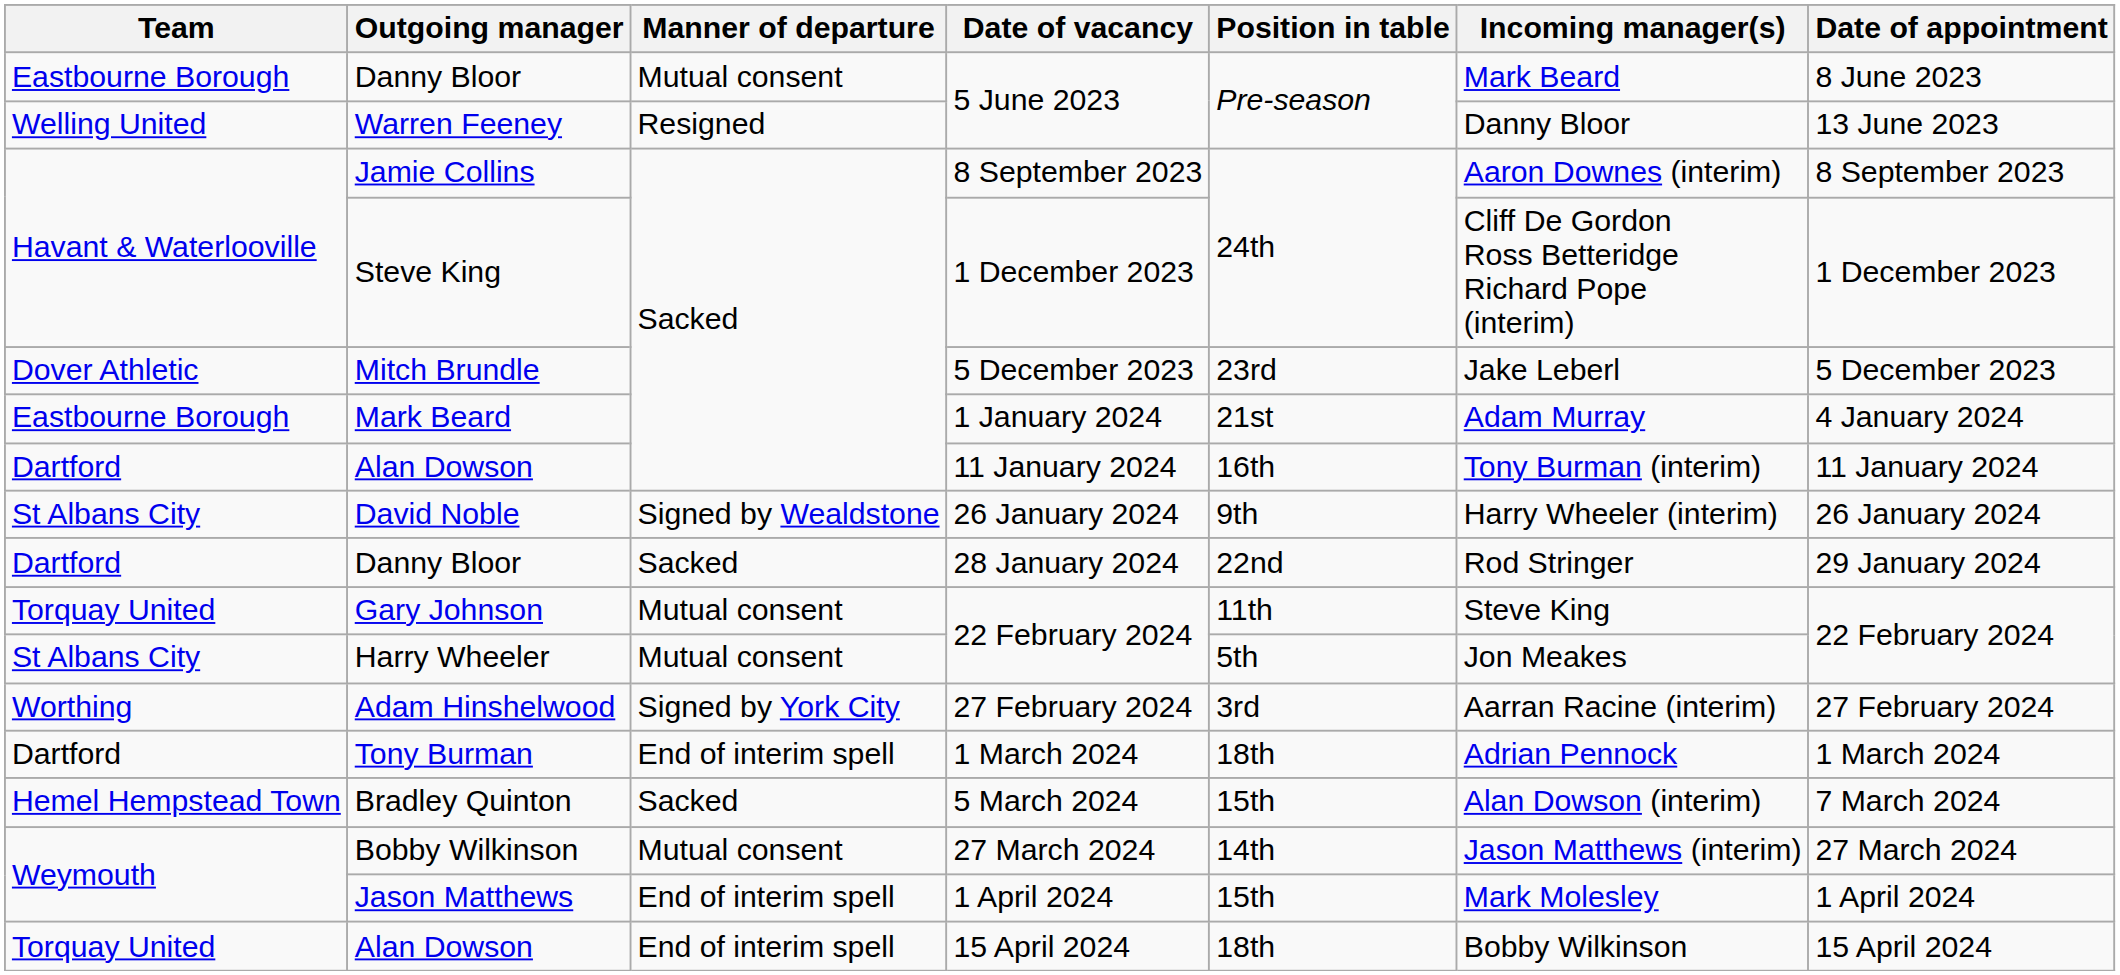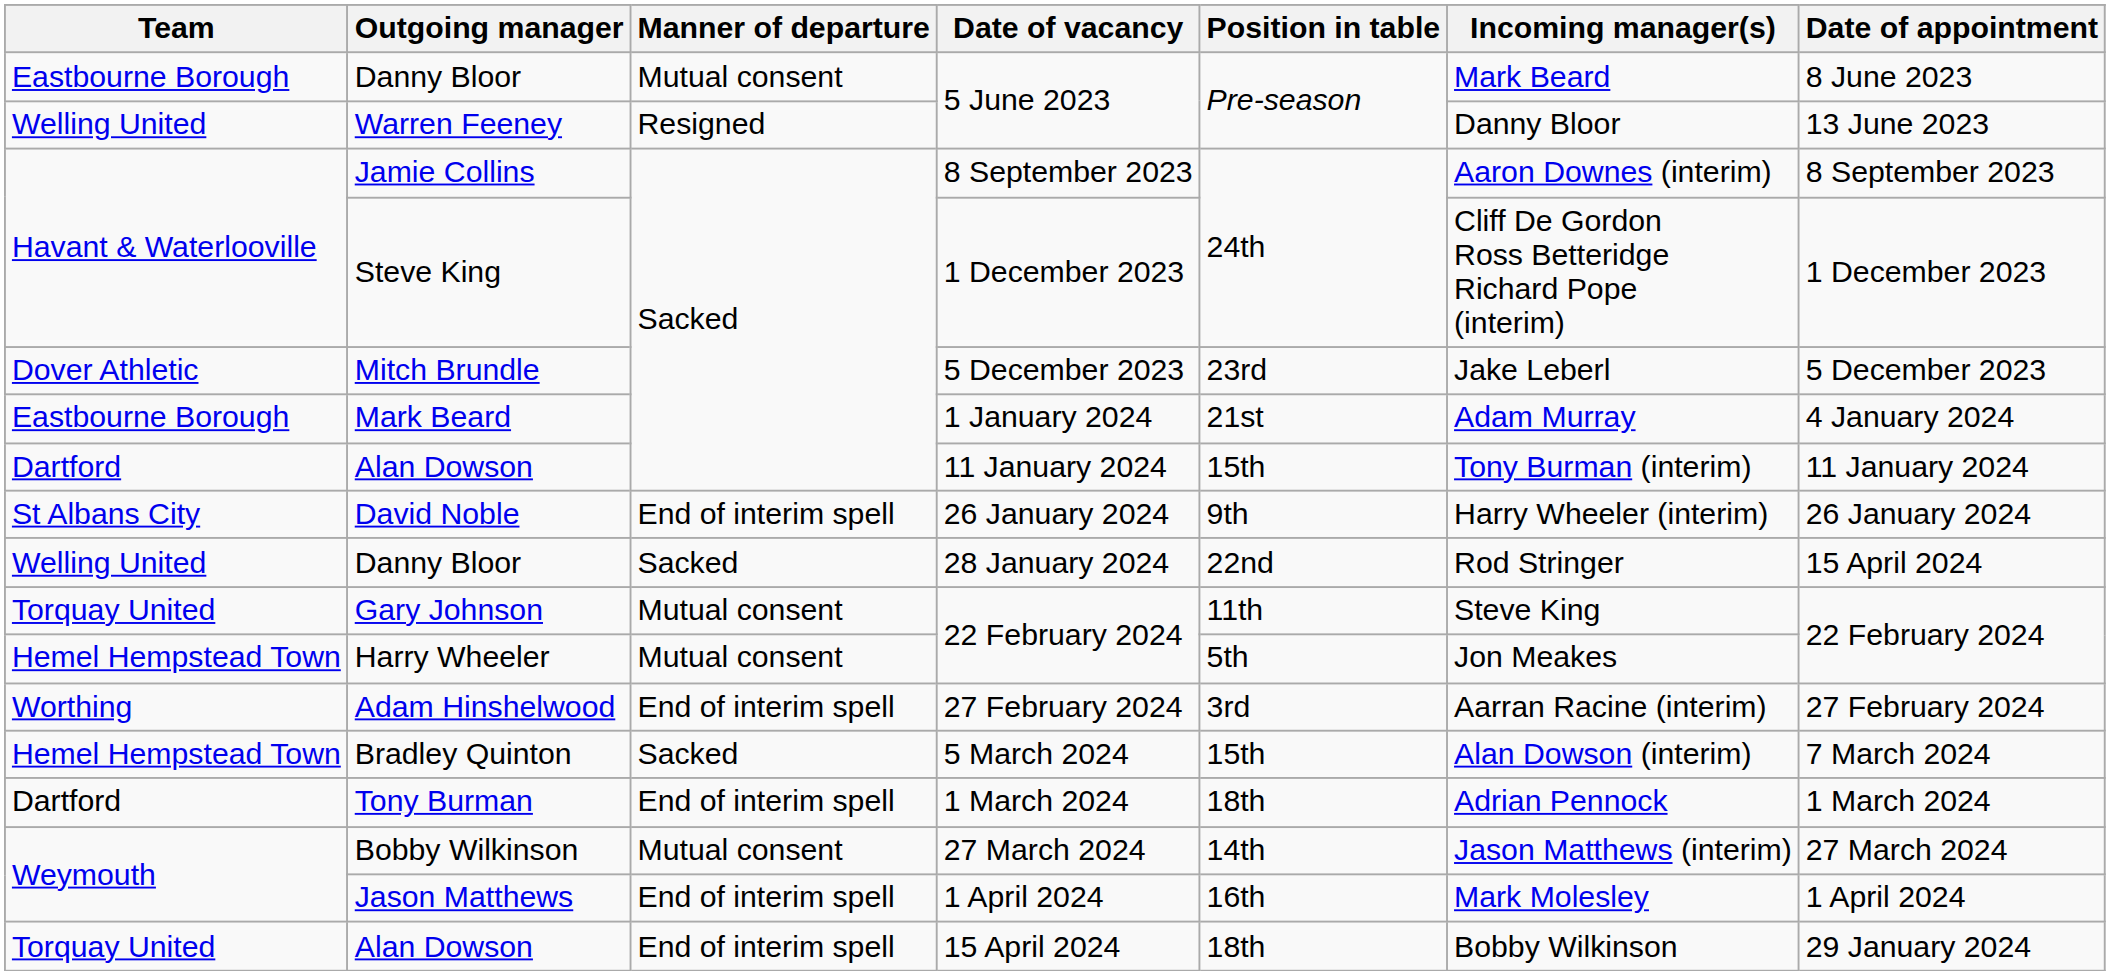(1246, 466) 16th -> (1236, 466) 15th
(789, 514) Signed by Wealdstone -> (766, 514) End of interim spell
(67, 562) Dartford -> (109, 562) Welling United
(1928, 562) 29 January 2024 -> (1894, 562) 15 April 2024
(106, 658) St Albans City -> (176, 658) Hemel Hempstead Town
(769, 706) Signed by York City -> (766, 706) End of interim spell
rows swapped: (444, 754) <-> (463, 801)
(1246, 897) 15th -> (1236, 897) 16th
(1904, 945) 15 April 2024 -> (1918, 945) 29 January 2024
